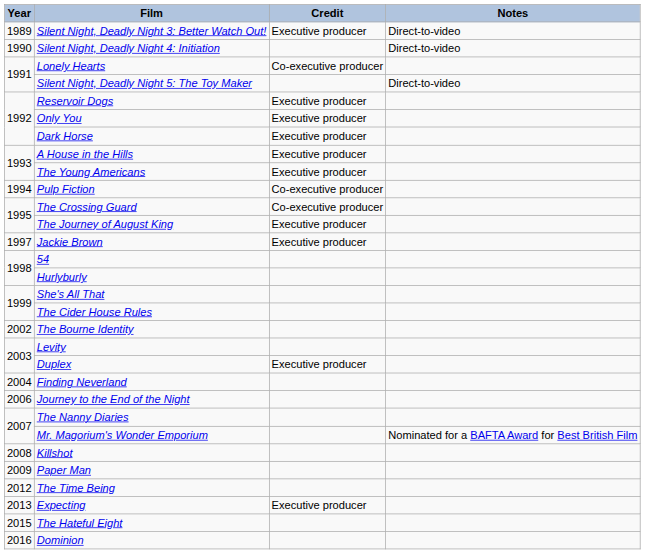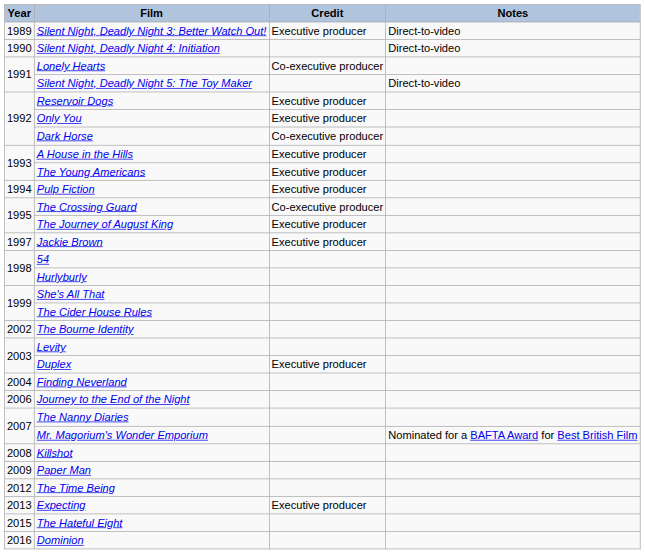(319, 136) Executive producer -> (327, 136) Co-executive producer
(327, 189) Co-executive producer -> (319, 189) Executive producer
